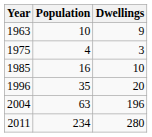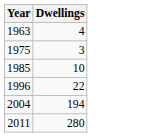- column: (63, 13)
(141, 31) 9 -> (82, 31) 4
(139, 86) 20 -> (79, 86) 22
(136, 104) 196 -> (76, 104) 194
